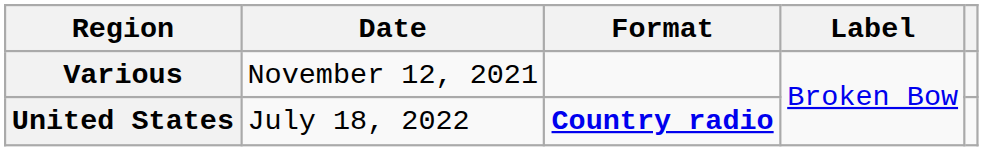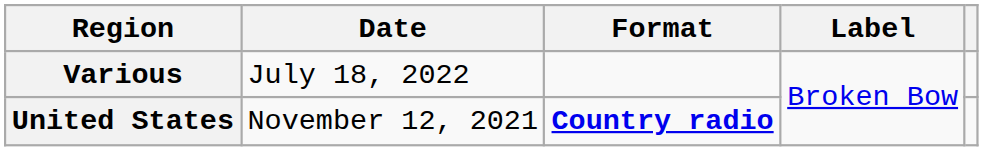(393, 75) November 12, 2021 -> (359, 75) July 18, 2022
(359, 121) July 18, 2022 -> (393, 121) November 12, 2021
